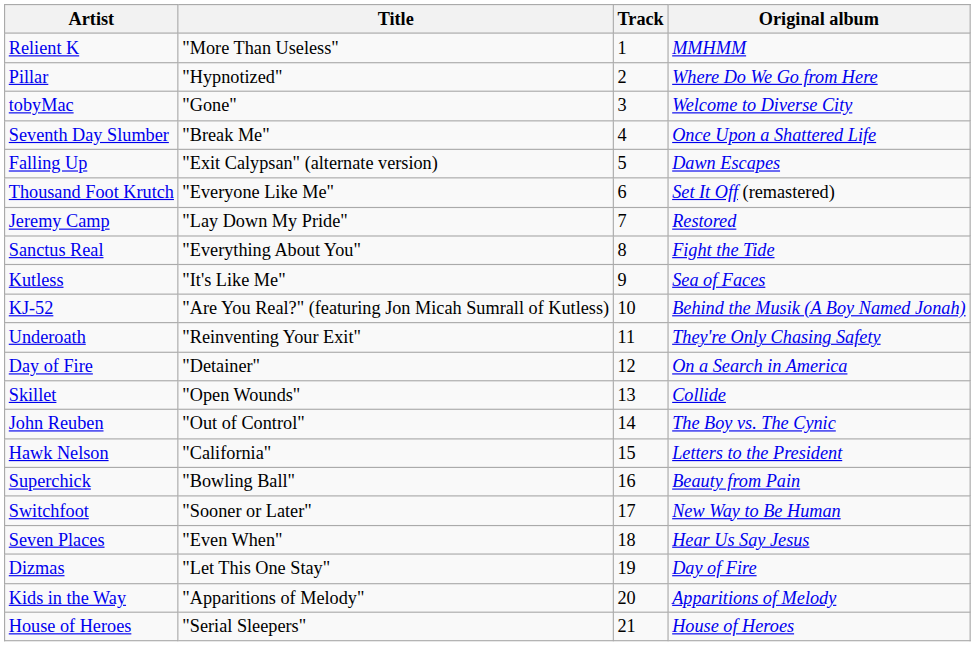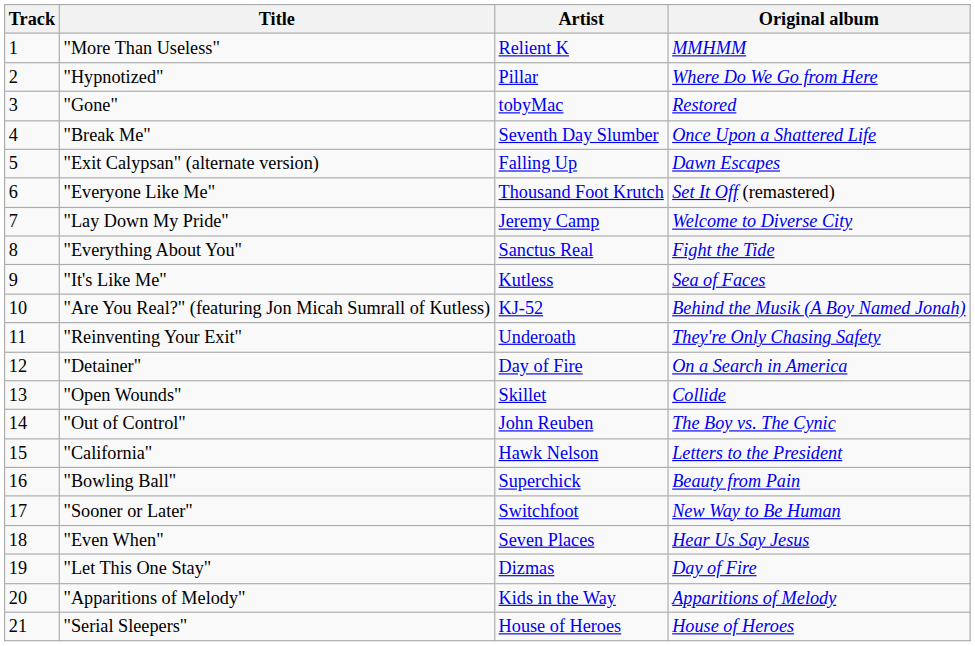columns swapped: (641, 18) <-> (91, 18)
(762, 105) Welcome to Diverse City -> (704, 105) Restored
(704, 221) Restored -> (762, 221) Welcome to Diverse City
